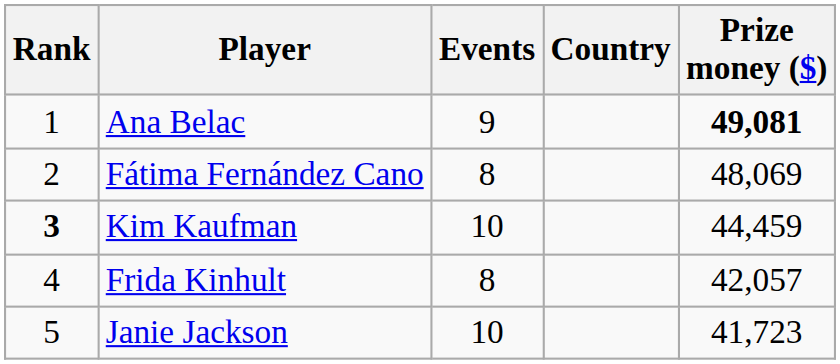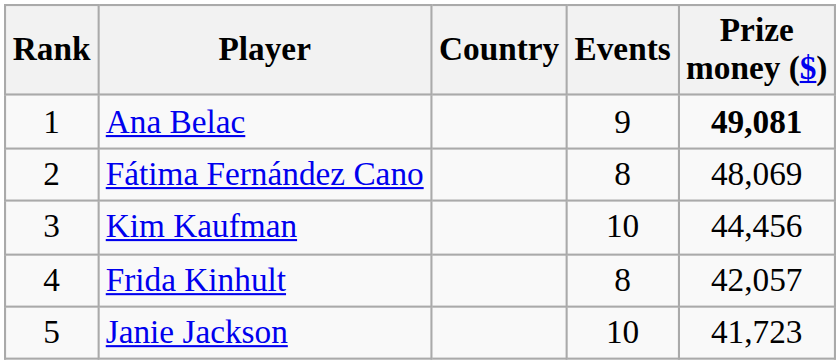columns swapped: (611, 49) <-> (487, 49)
(52, 226) bold -> (52, 226) normal
(757, 226) 44,459 -> (757, 226) 44,456
